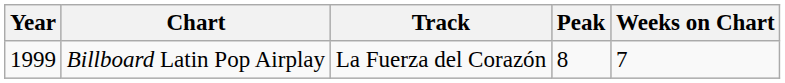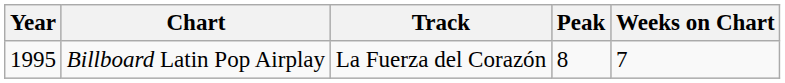(33, 59) 1999 -> (33, 59) 1995
